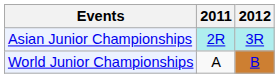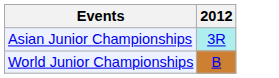- column: (216, 16)
